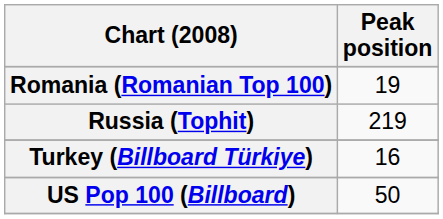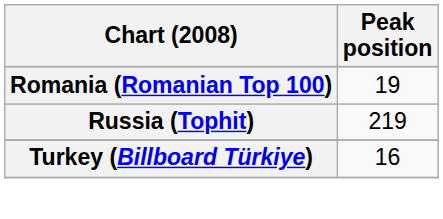- row: (171, 194)
